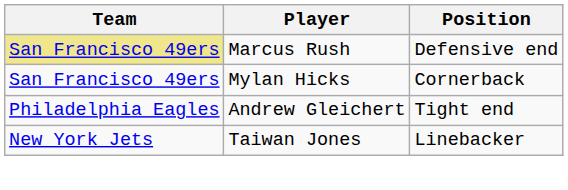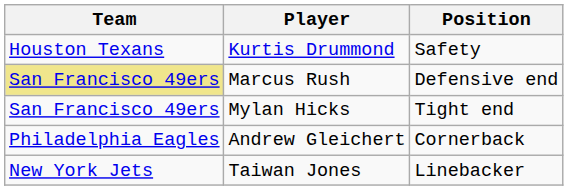+ row: (311, 50)
(470, 80) Cornerback -> (464, 110) Tight end
(464, 110) Tight end -> (470, 140) Cornerback
